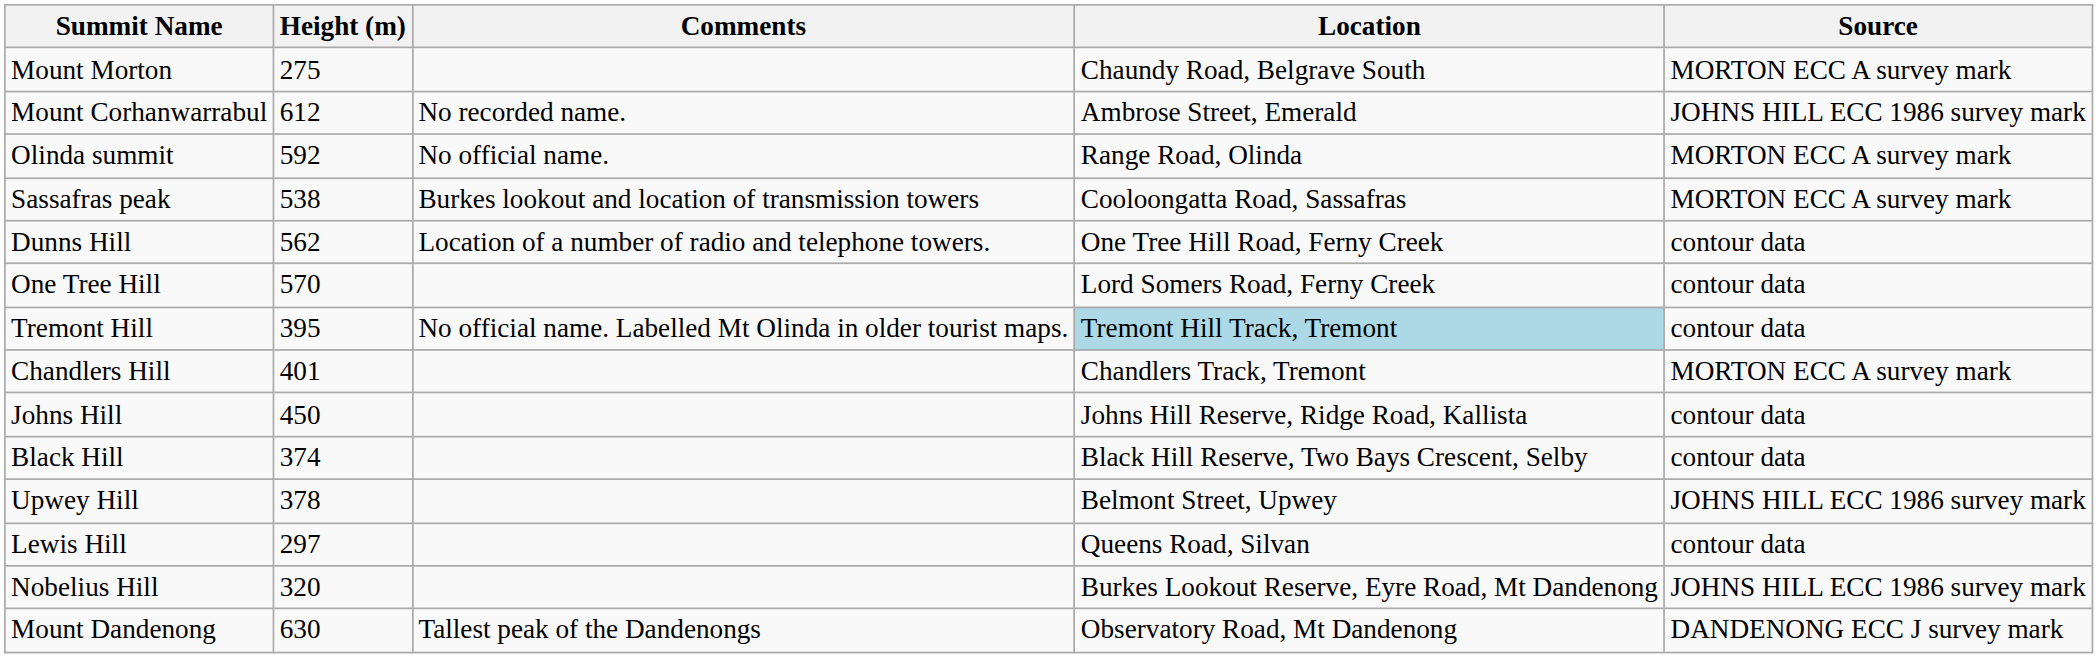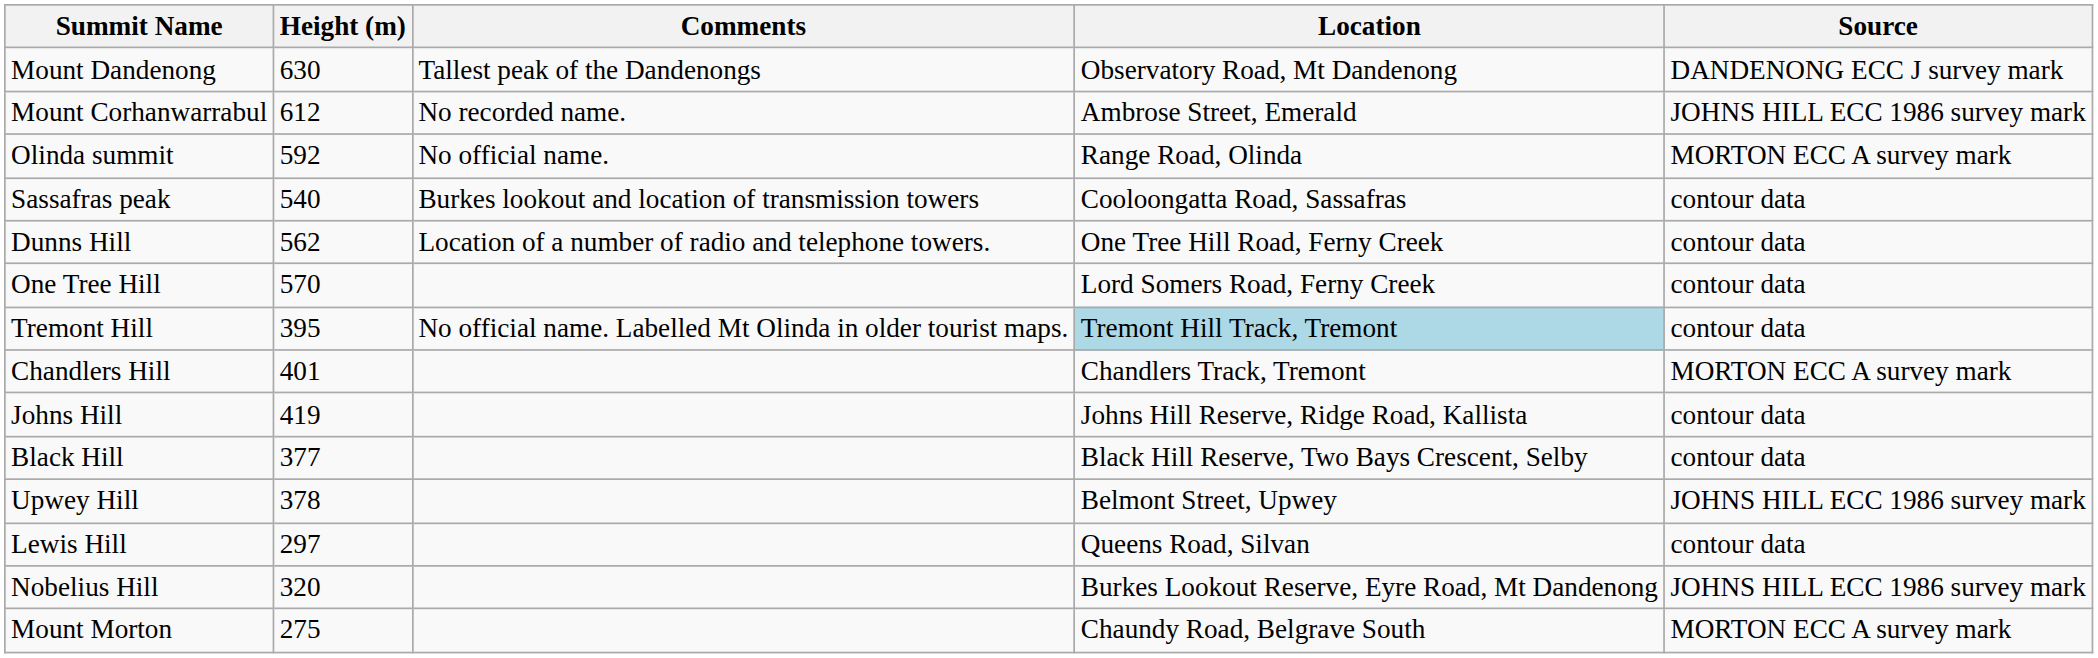rows swapped: (113, 629) <-> (92, 69)
(300, 198) 538 -> (300, 198) 540
(1841, 198) MORTON ECC A survey mark -> (1738, 198) contour data
(300, 414) 450 -> (300, 414) 419
(300, 457) 374 -> (300, 457) 377
